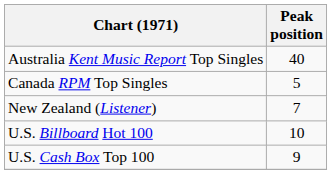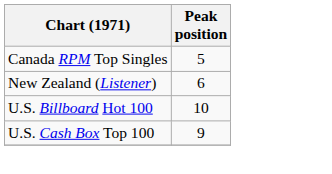- row: (136, 58)
(297, 108) 7 -> (201, 83) 6
